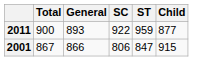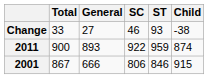+ row: (27, 30)
(167, 30) 877 -> (183, 47) 874
(75, 47) 866 -> (91, 64) 666
(144, 47) 847 -> (160, 64) 846
